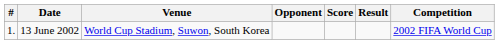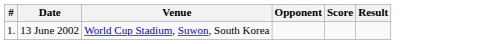- column: (443, 13)
